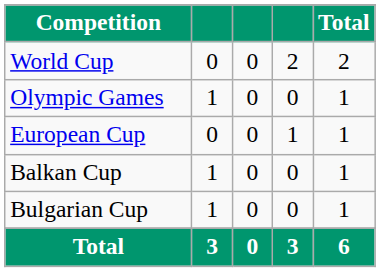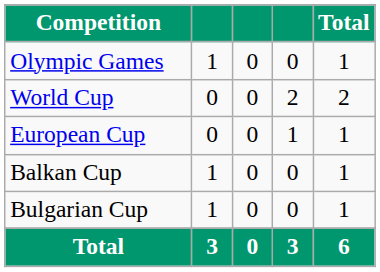rows swapped: (87, 97) <-> (62, 60)
